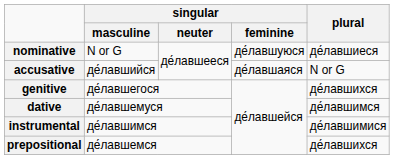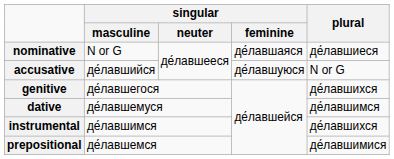(269, 51) де́лавшуюся -> (268, 51) де́лавшаяся
(268, 70) де́лавшаяся -> (269, 70) де́лавшуюся
(348, 126) де́лавшимися -> (344, 126) де́лавшихся
(344, 145) де́лавшихся -> (348, 145) де́лавшимися
